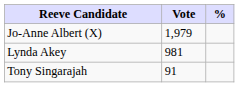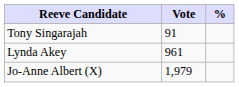rows swapped: (54, 33) <-> (47, 71)
(174, 52) 981 -> (174, 52) 961
